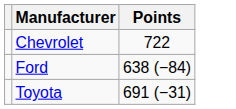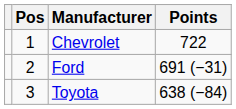+ column: (30, 17)
(157, 67) 638 (−84) -> (193, 67) 691 (−31)
(157, 92) 691 (−31) -> (193, 92) 638 (−84)
